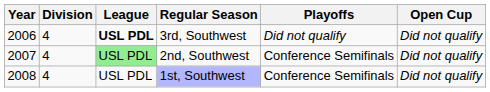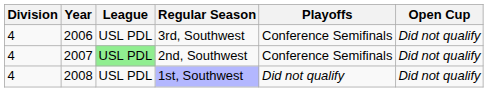columns swapped: (22, 14) <-> (67, 14)
(126, 35) bold -> (125, 35) normal
(305, 35) Did not qualify -> (327, 35) Conference Semifinals
(329, 76) Conference Semifinals -> (303, 76) Did not qualify
